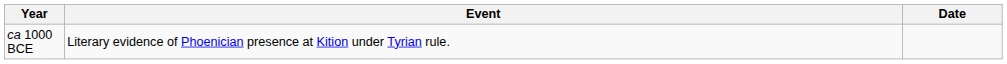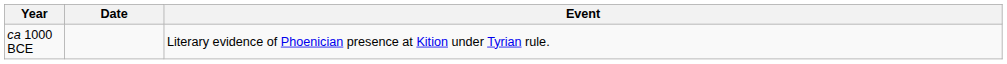columns swapped: (952, 14) <-> (483, 14)
